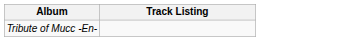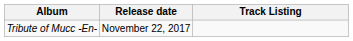+ column: (146, 12)
